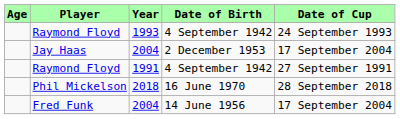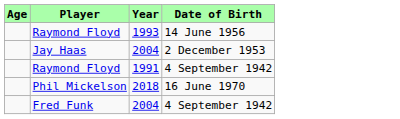- column: (335, 14)
(218, 32) 4 September 1942 -> (205, 32) 14 June 1956
(205, 105) 14 June 1956 -> (218, 105) 4 September 1942
